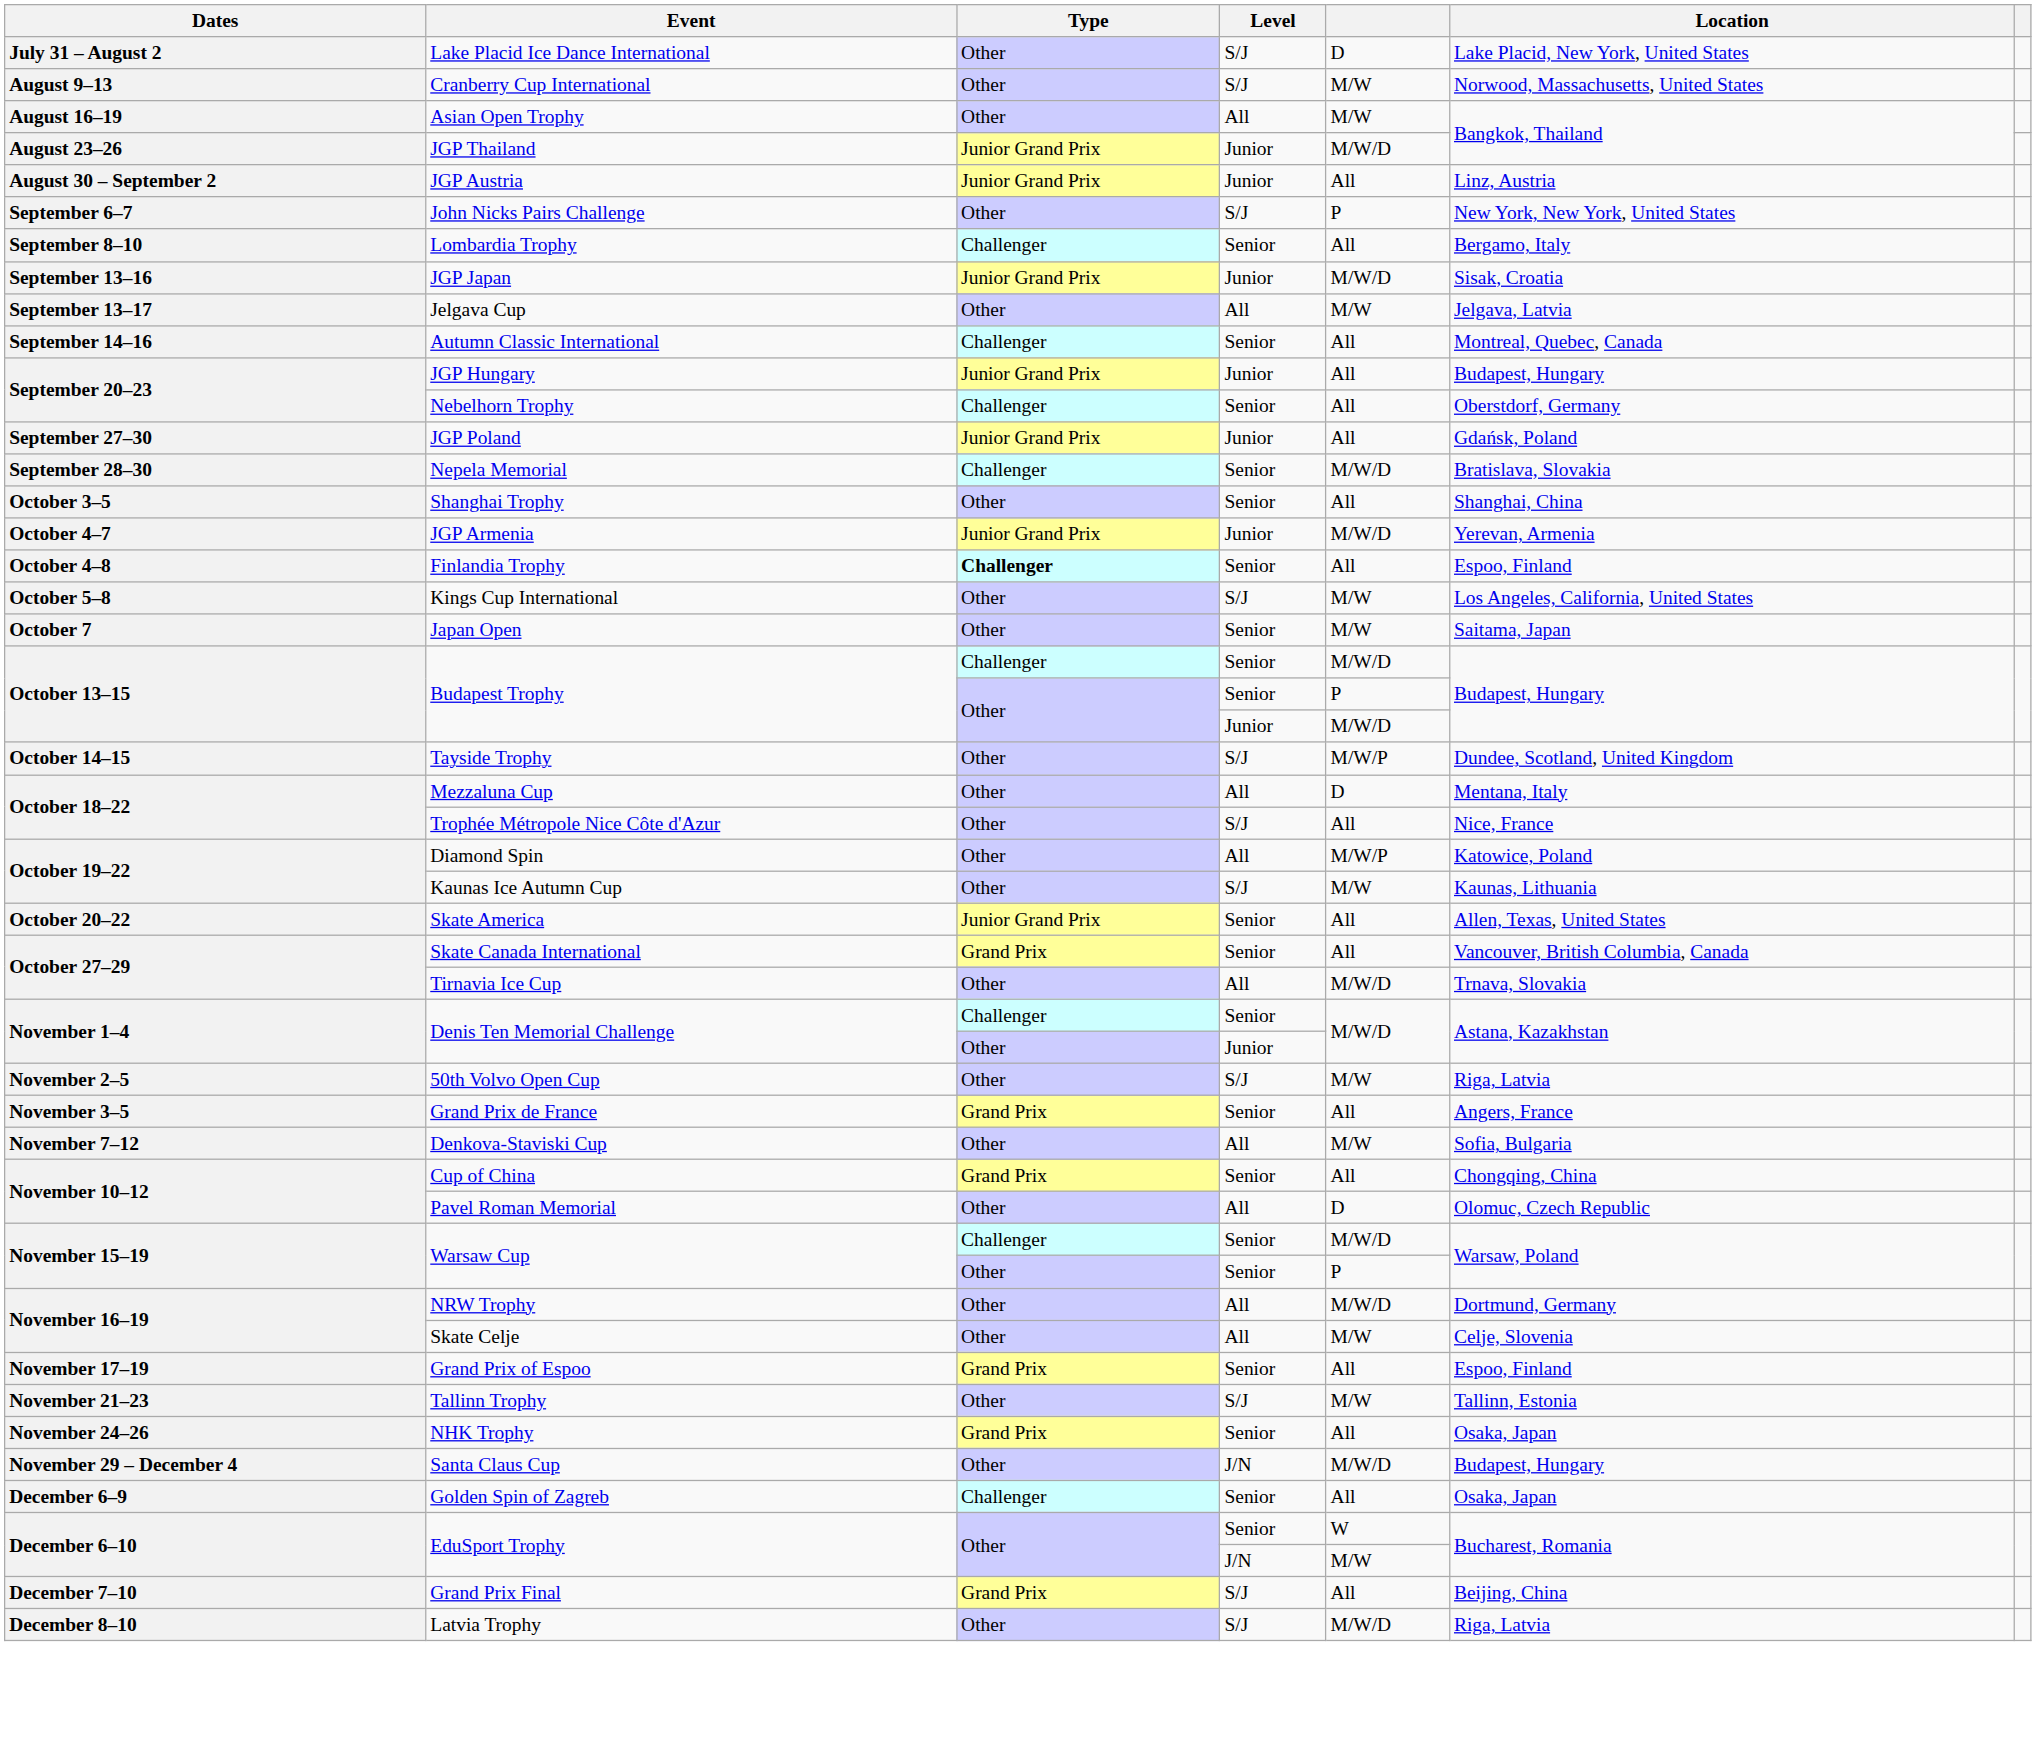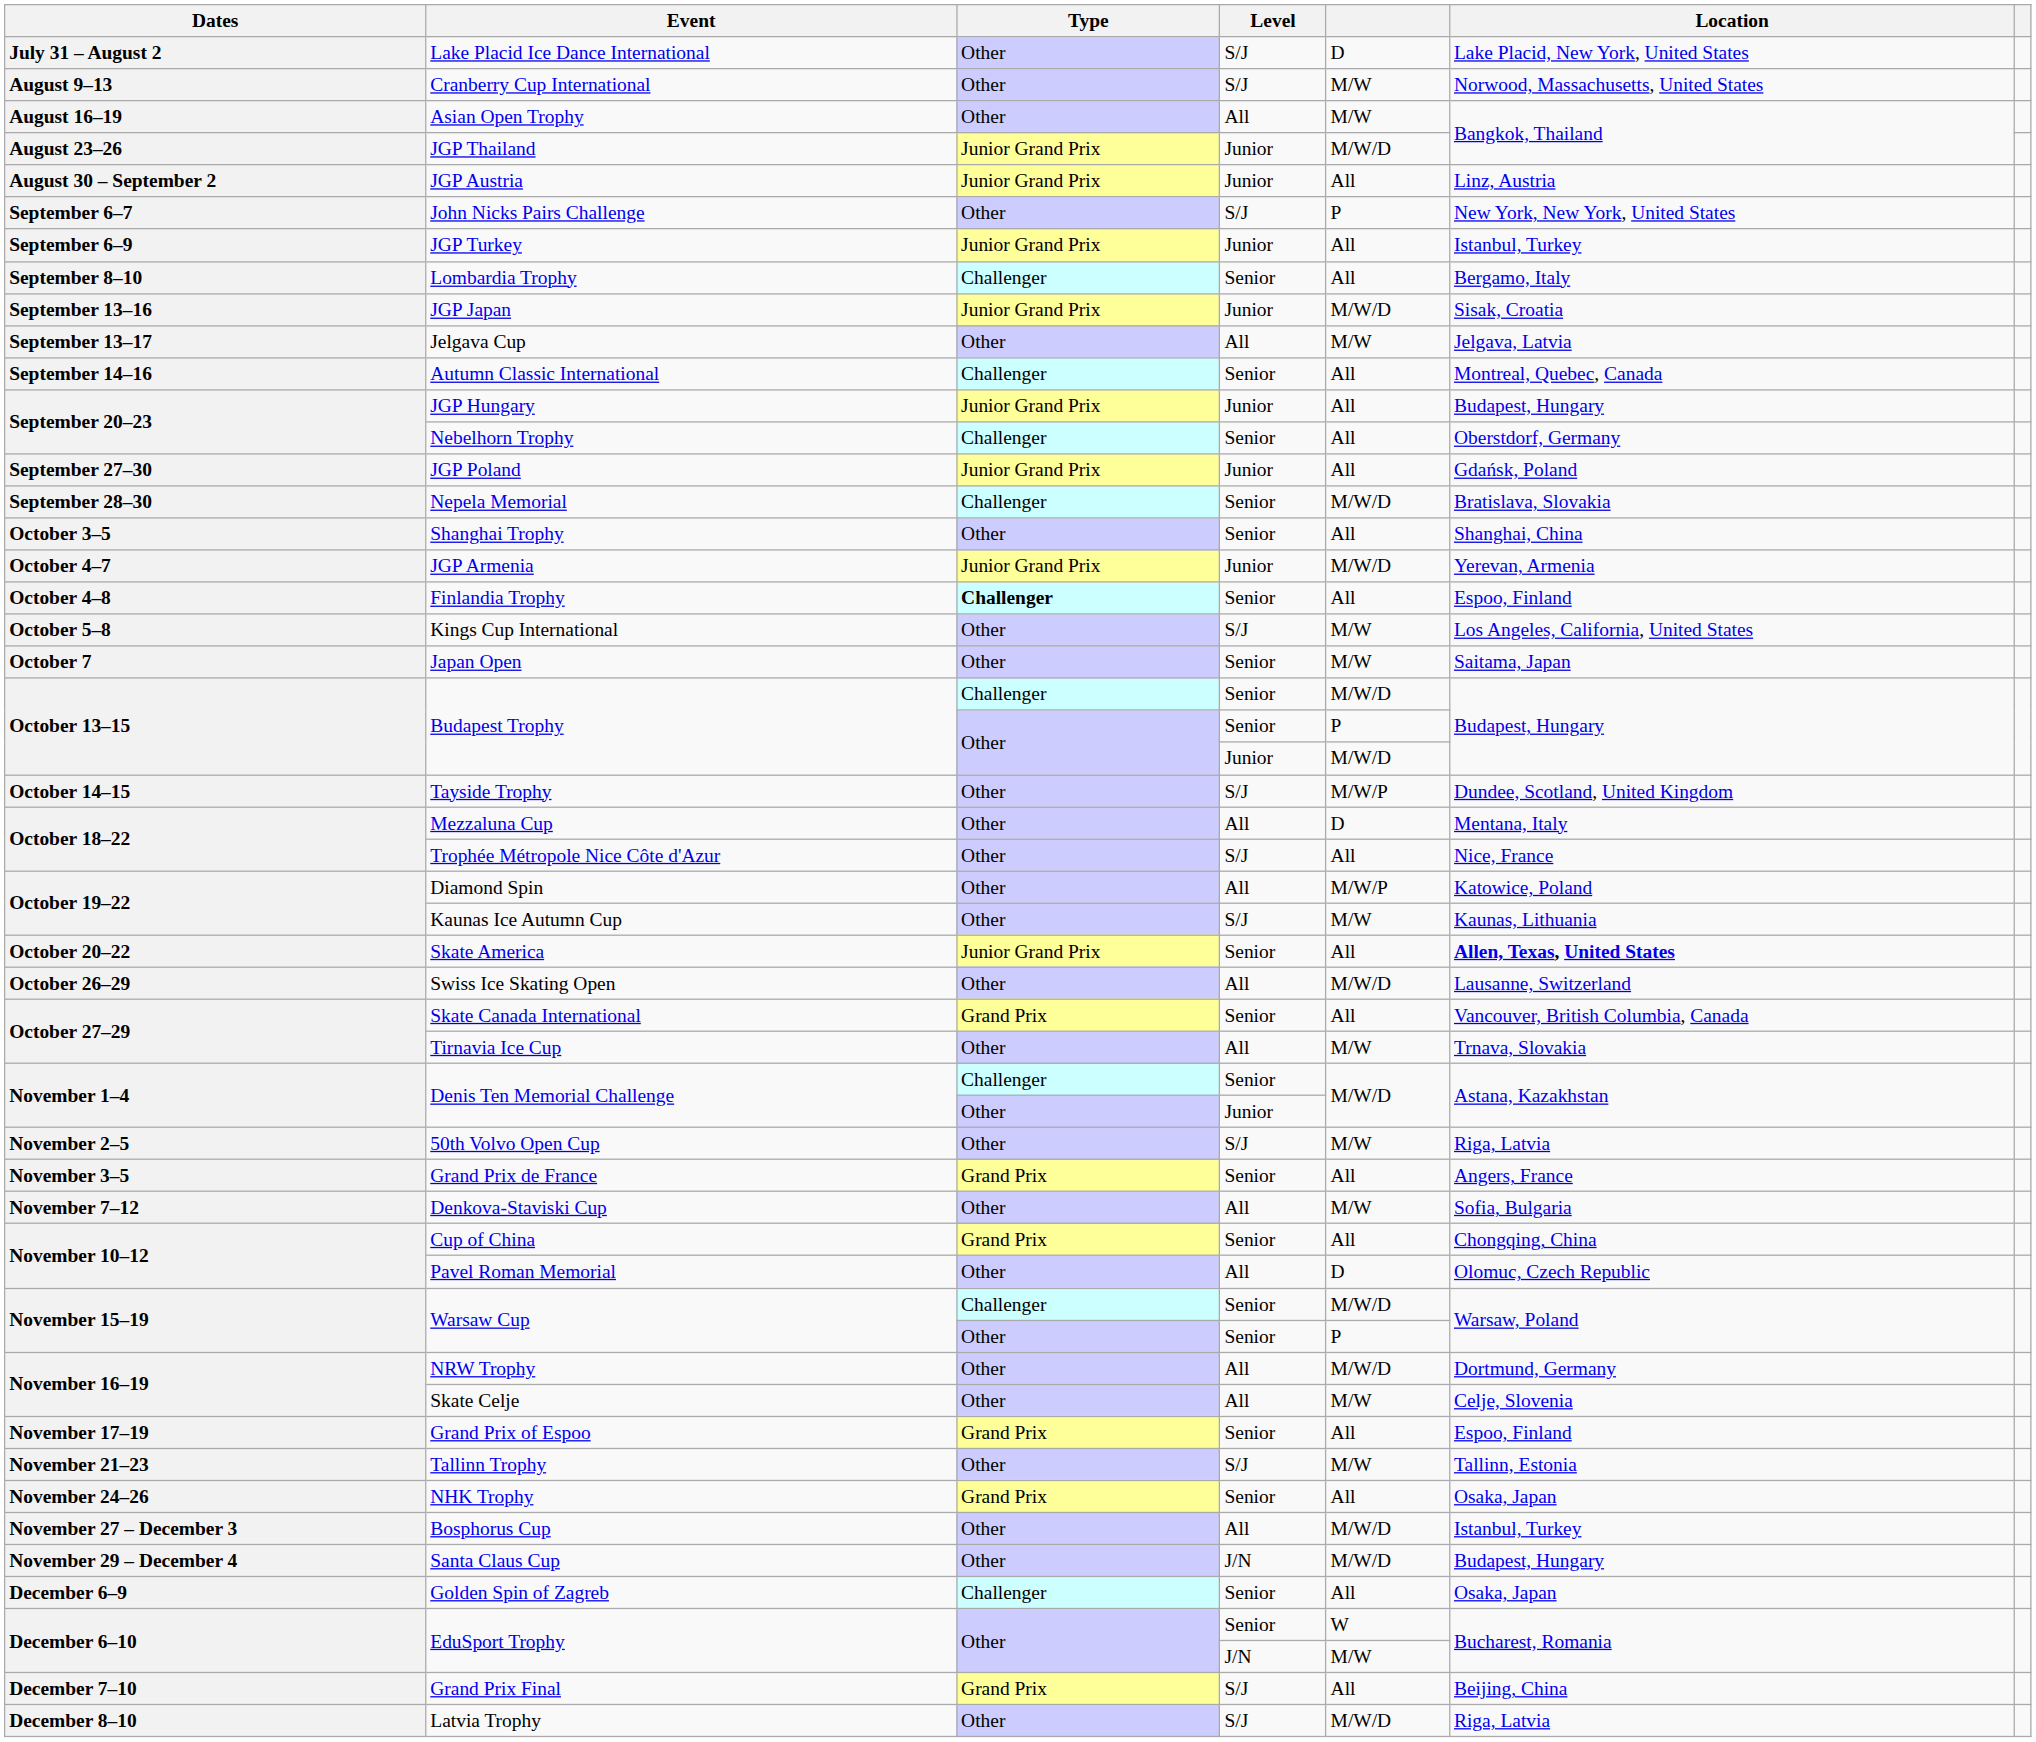+ row: (476, 245)
(1560, 918) normal -> (1564, 951) bold
+ row: (523, 983)
(1361, 983) M/W/D -> (1351, 1047) M/W
+ row: (490, 1528)
